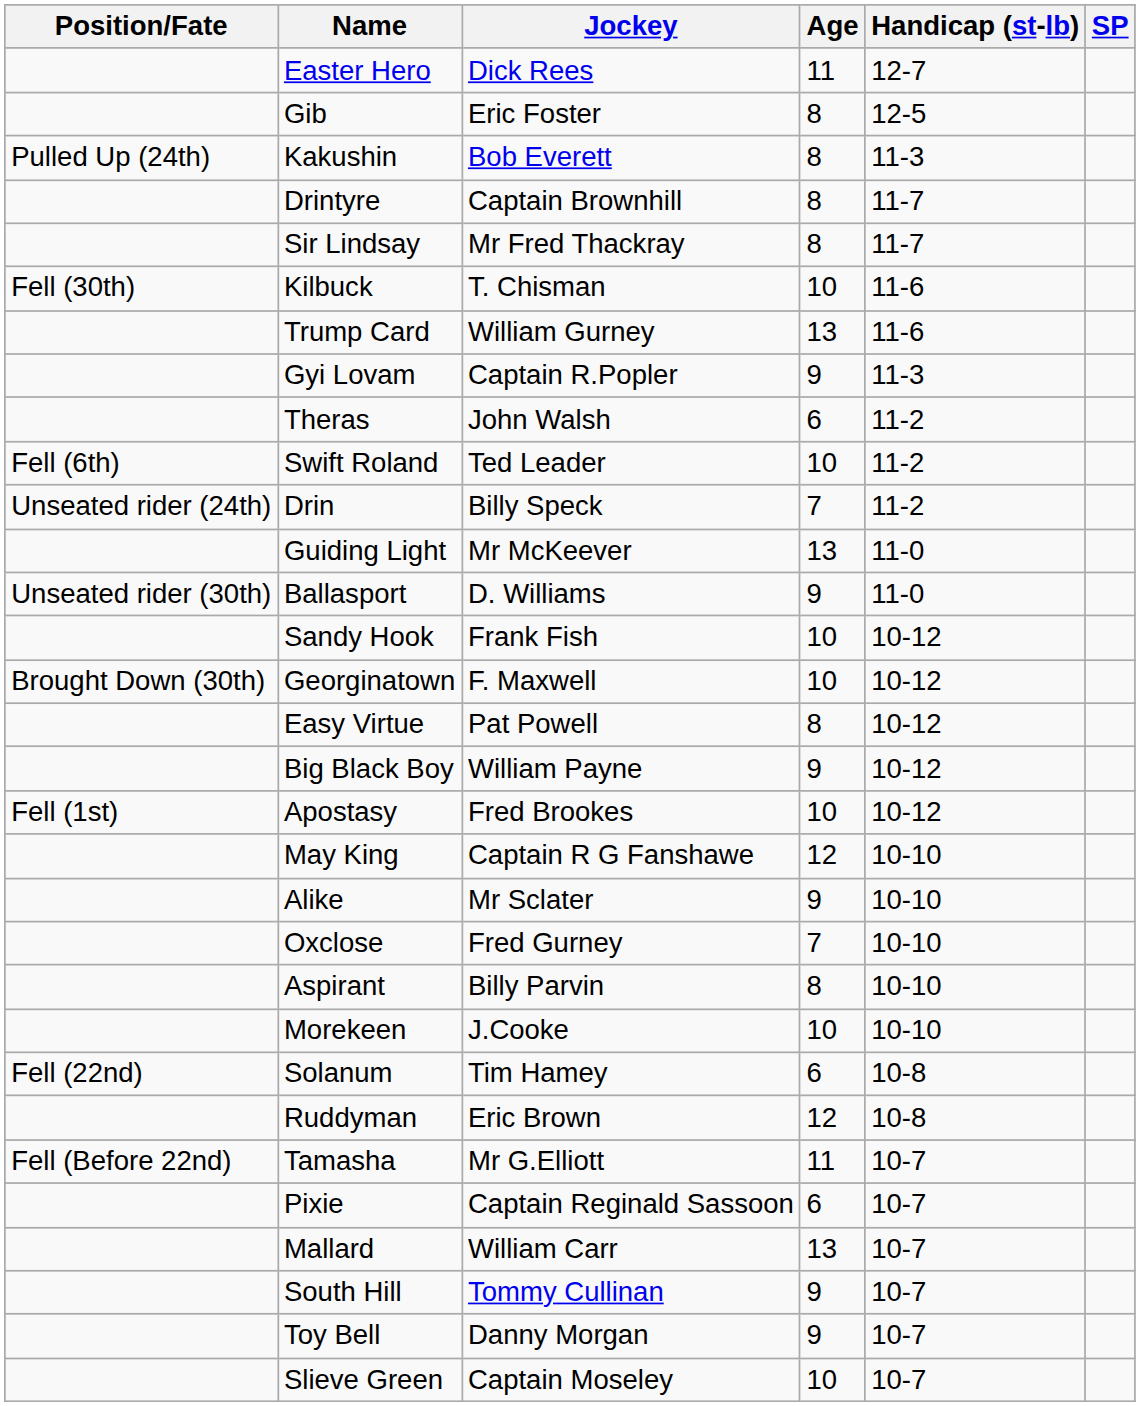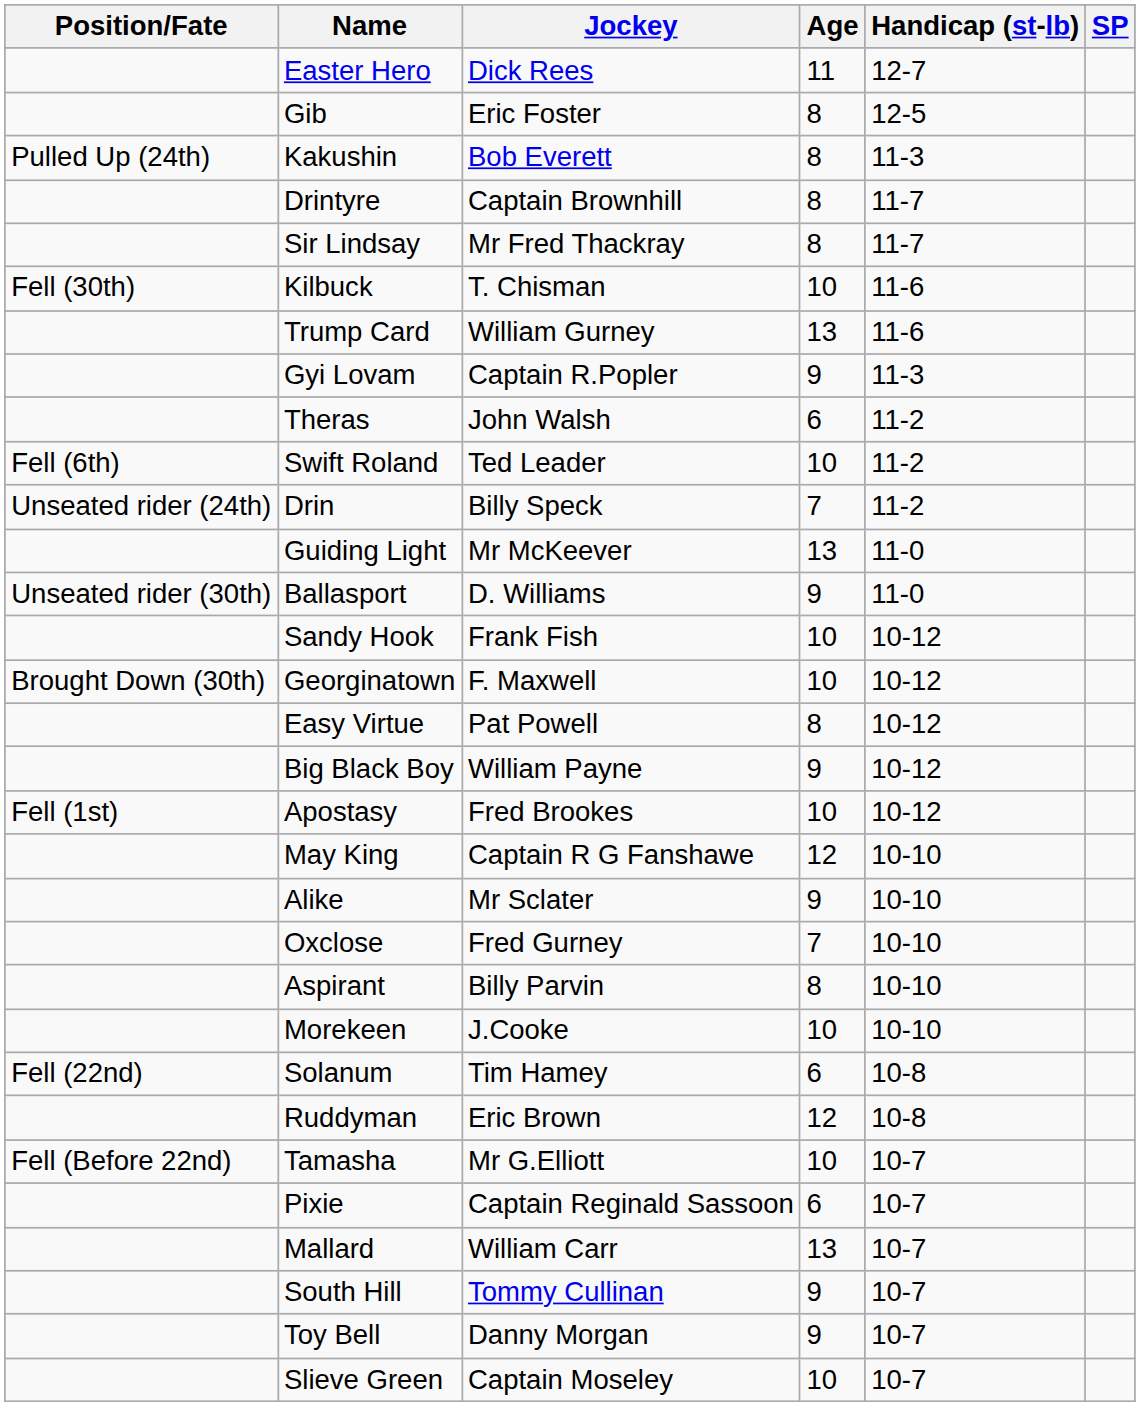(821, 1161) 11 -> (822, 1161) 10
